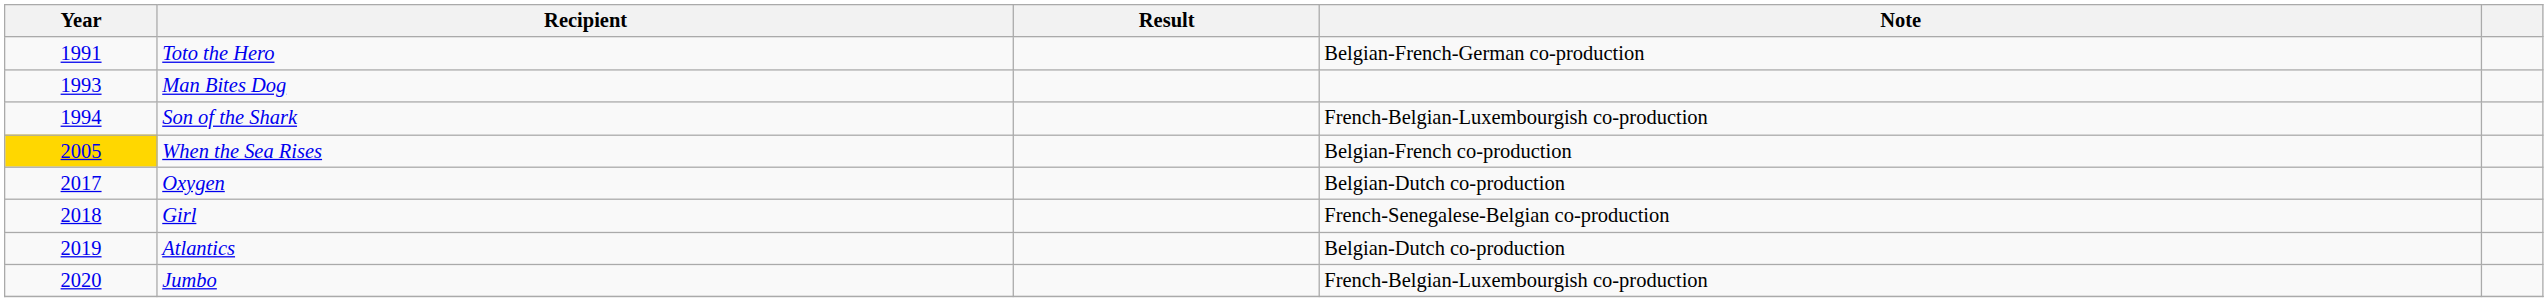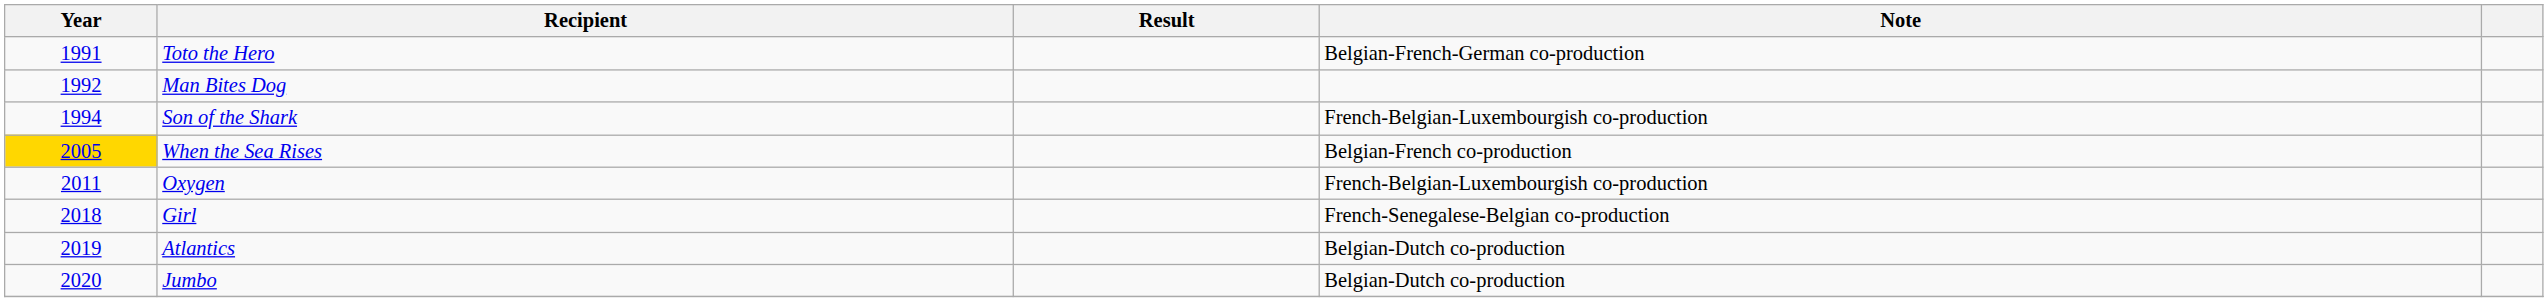(81, 85) 1993 -> (81, 85) 1992
(81, 183) 2017 -> (81, 183) 2011
(1445, 183) Belgian-Dutch co-production -> (1516, 183) French-Belgian-Luxembourgish co-production
(1516, 280) French-Belgian-Luxembourgish co-production -> (1445, 280) Belgian-Dutch co-production
